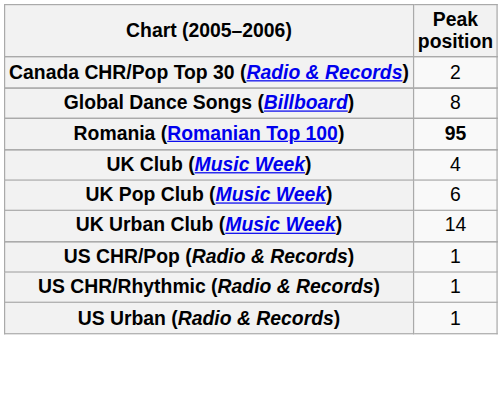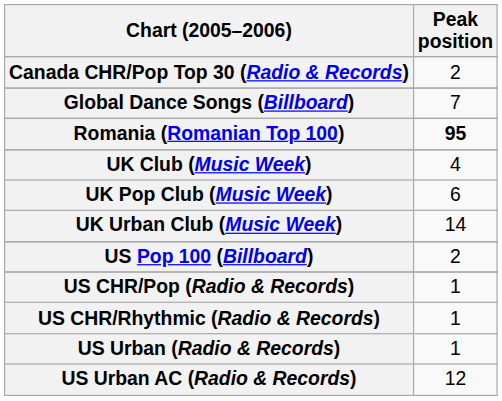(455, 103) 8 -> (455, 103) 7
+ row: (209, 256)
+ row: (209, 379)
